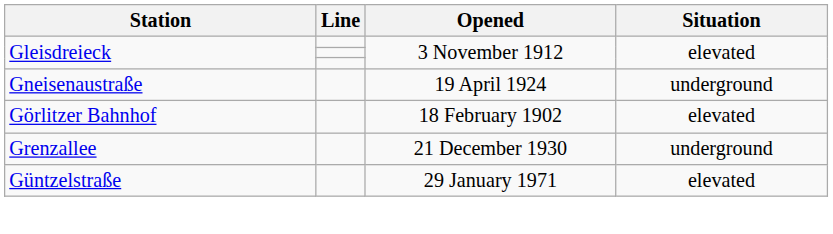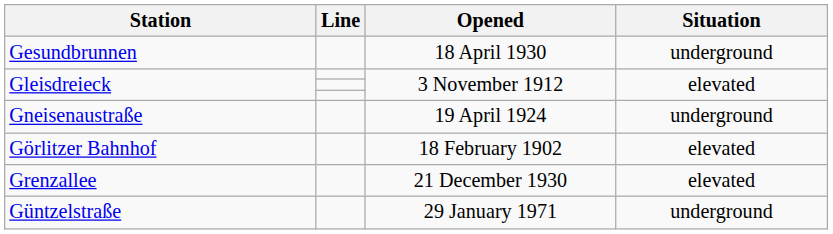+ row: (73, 52)
(721, 148) underground -> (721, 180) elevated
(721, 180) elevated -> (721, 212) underground
